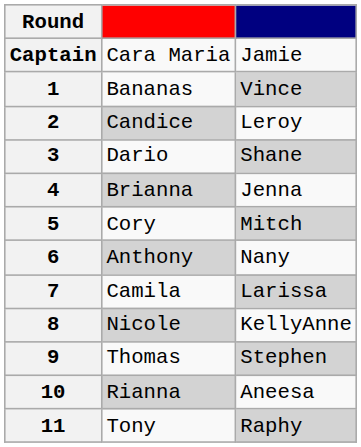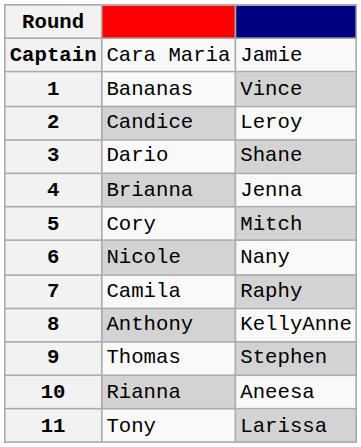(150, 257) Anthony -> (144, 257) Nicole
(284, 291) Larissa -> (271, 291) Raphy
(144, 325) Nicole -> (150, 325) Anthony
(271, 426) Raphy -> (284, 426) Larissa
